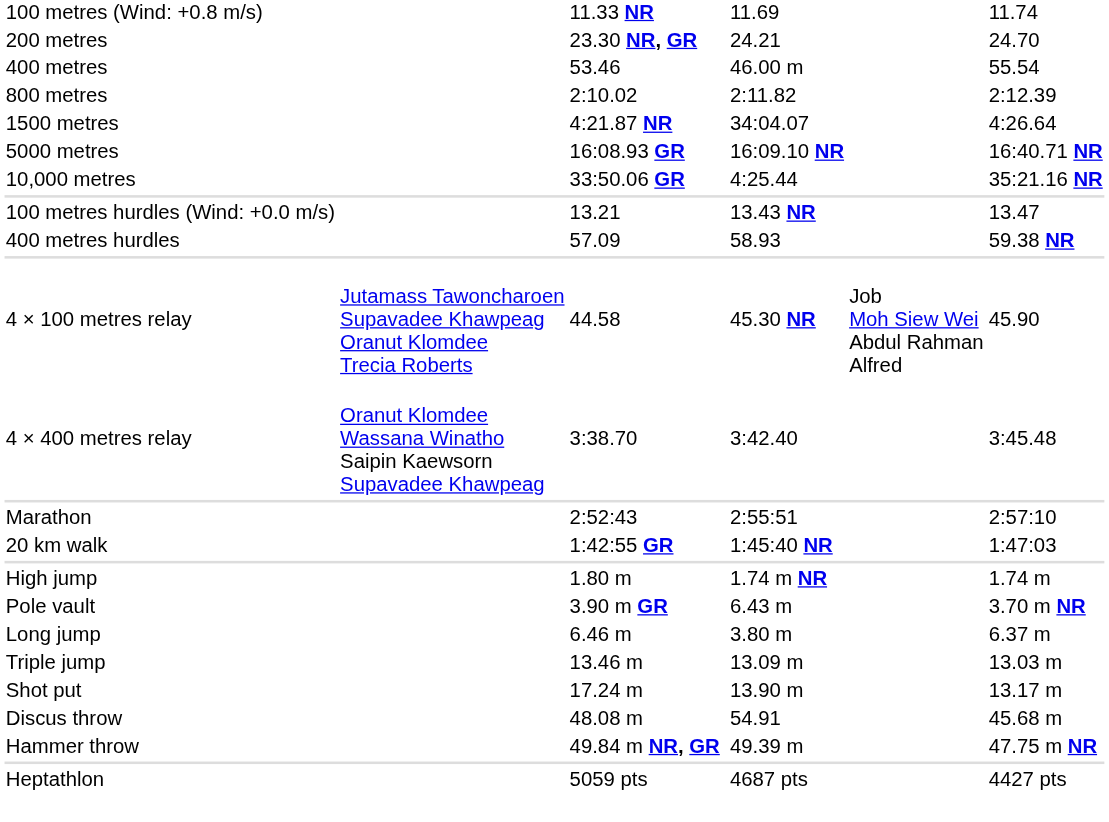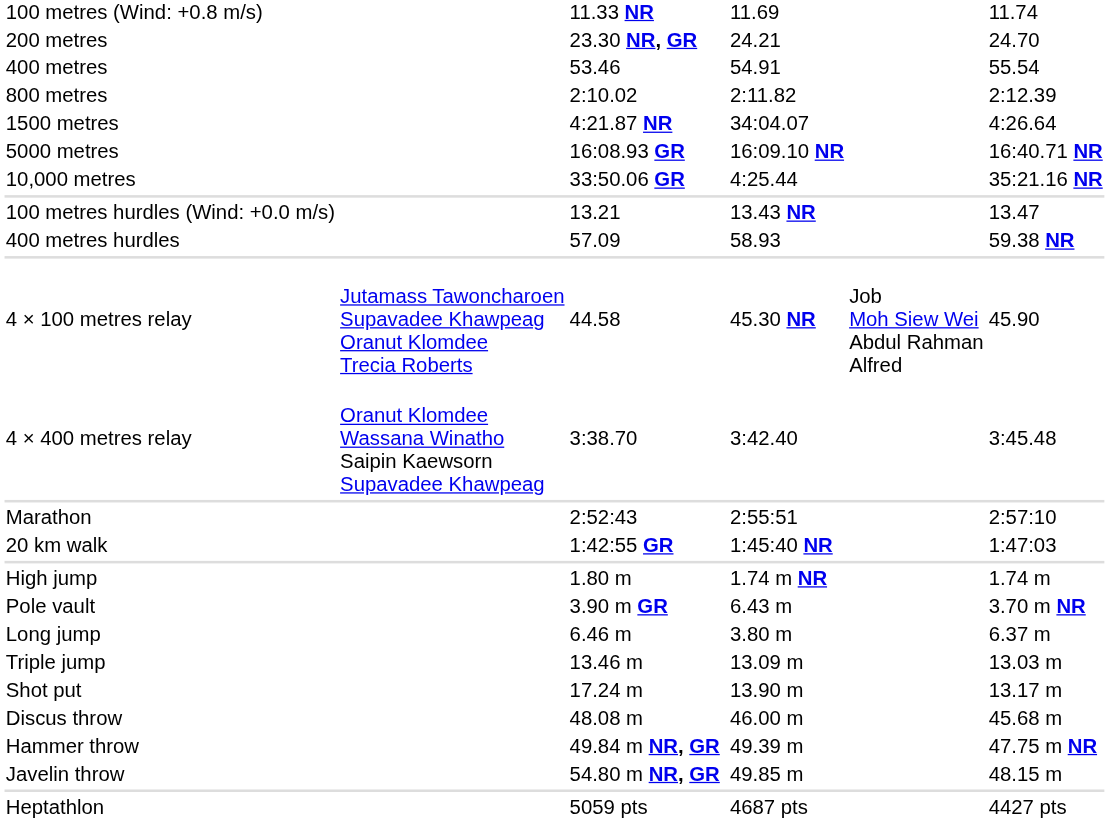(767, 67) 46.00 m -> (755, 67) 54.91
(755, 718) 54.91 -> (767, 718) 46.00 m
+ row: (65, 774)
